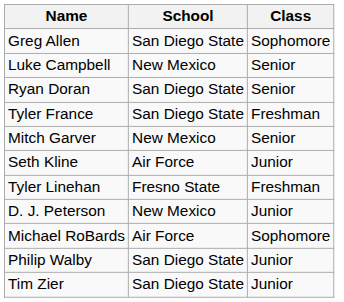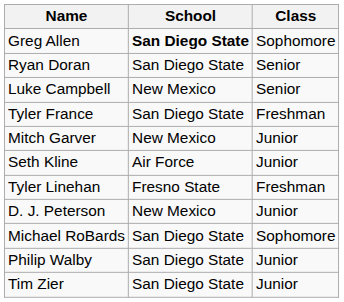(188, 41) normal -> (191, 41) bold
rows swapped: (59, 65) <-> (49, 89)
(273, 138) Senior -> (277, 138) Junior
(163, 235) Air Force -> (188, 235) San Diego State
